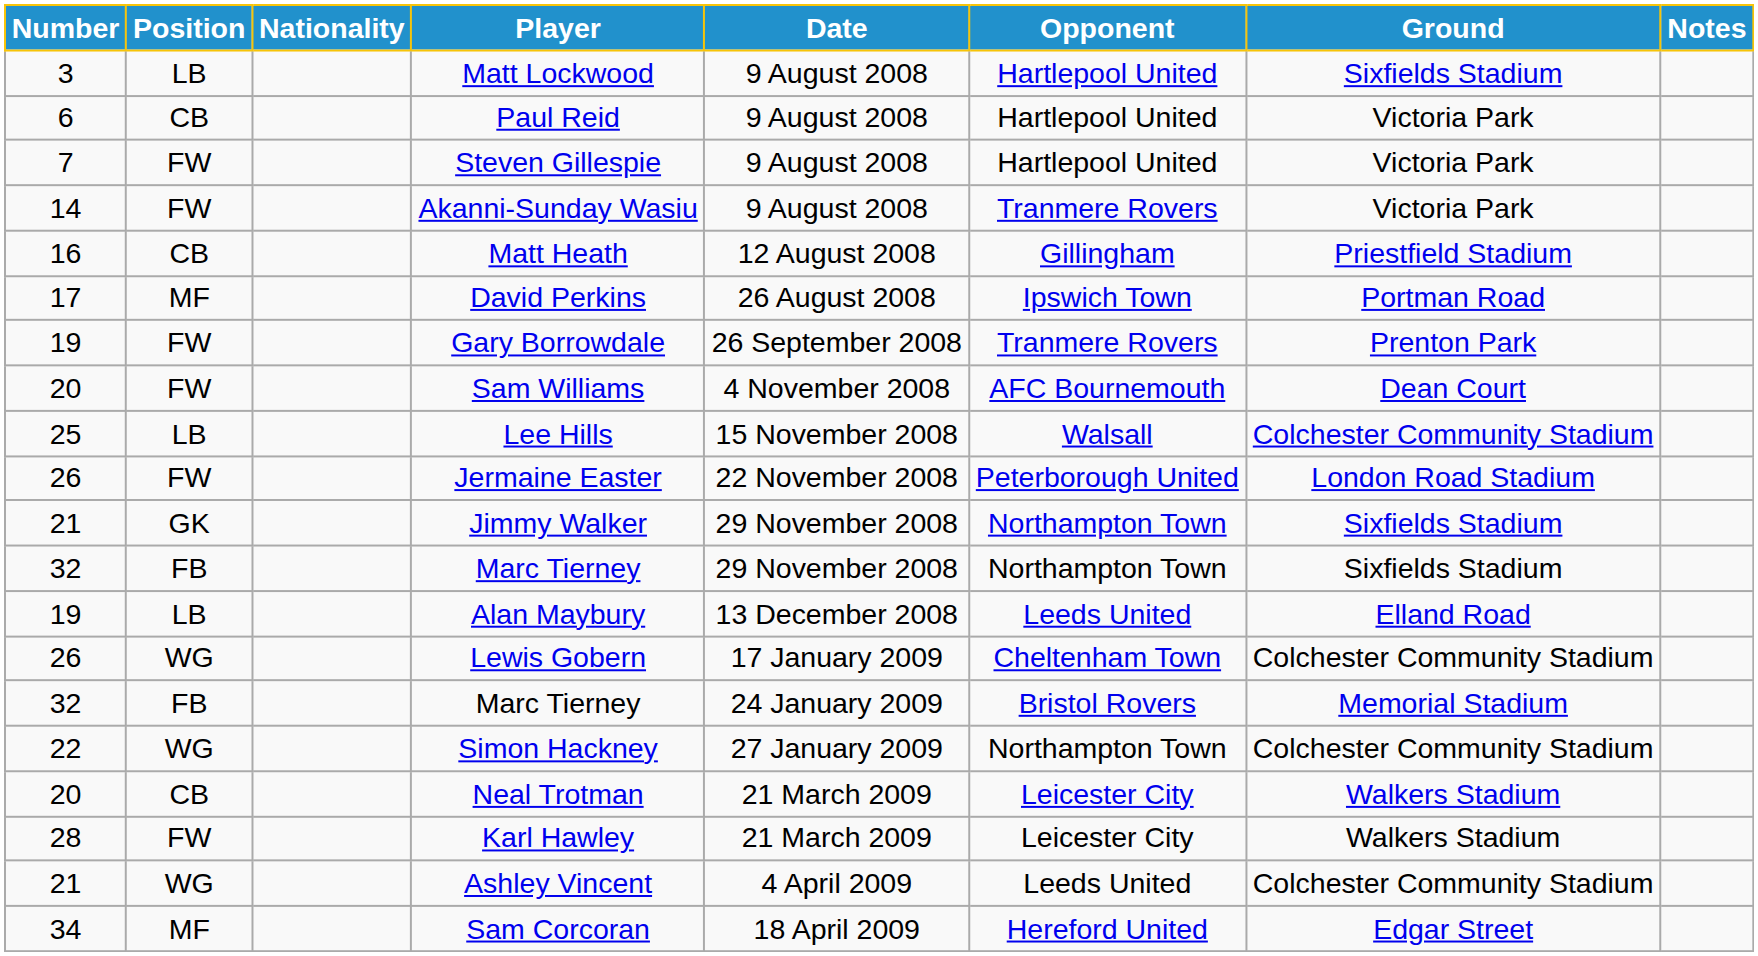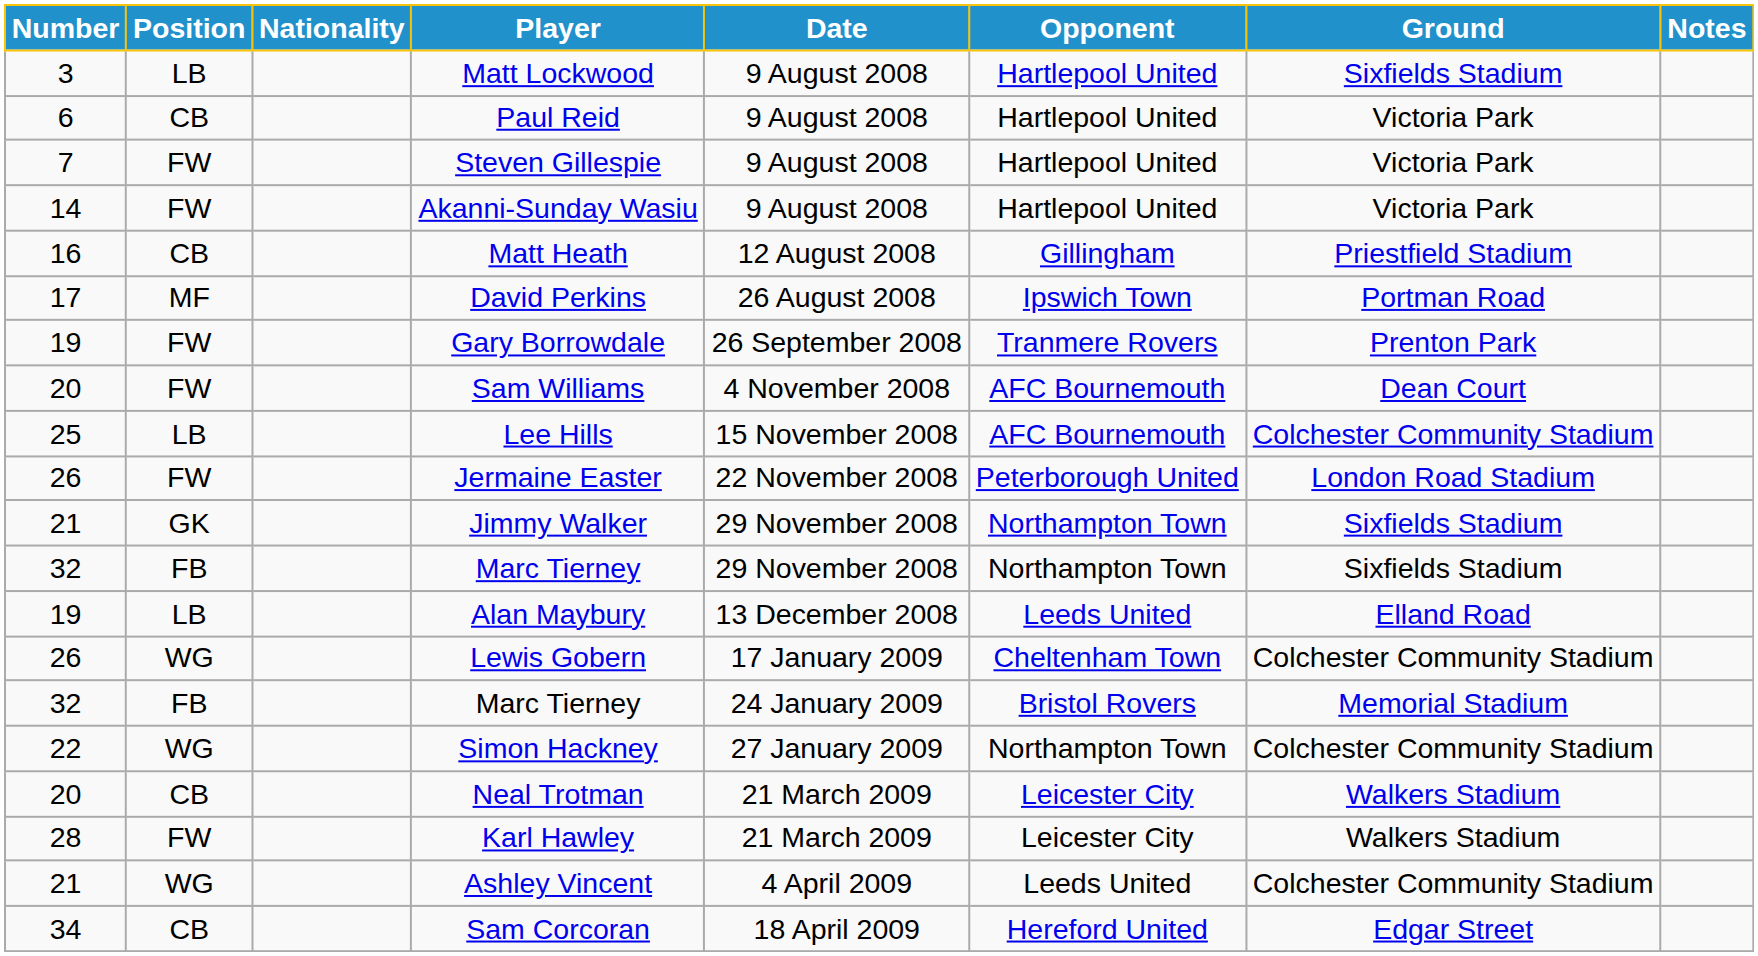(1107, 208) Tranmere Rovers -> (1107, 208) Hartlepool United
(1107, 433) Walsall -> (1107, 433) AFC Bournemouth
(189, 929) MF -> (189, 929) CB
